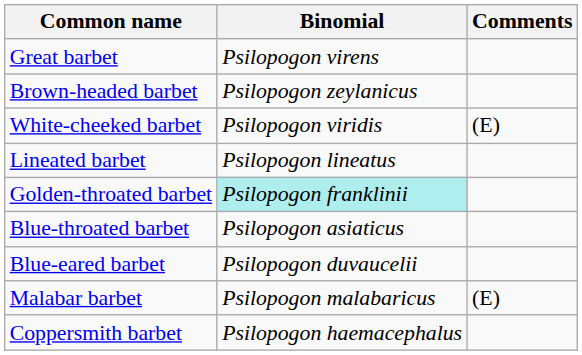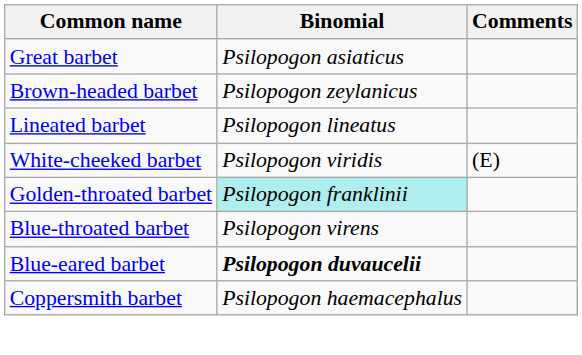(301, 56) Psilopogon virens -> (313, 56) Psilopogon asiaticus
rows swapped: (78, 159) <-> (105, 125)
(313, 228) Psilopogon asiaticus -> (301, 228) Psilopogon virens
(320, 263) normal -> (322, 263) bold
- row: (76, 297)
